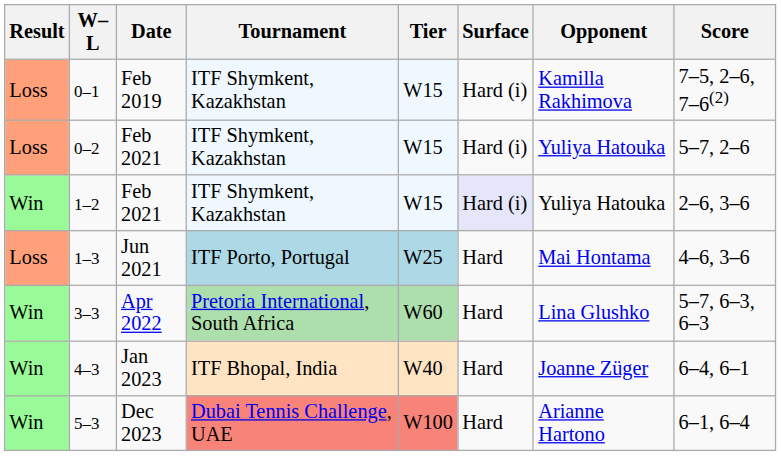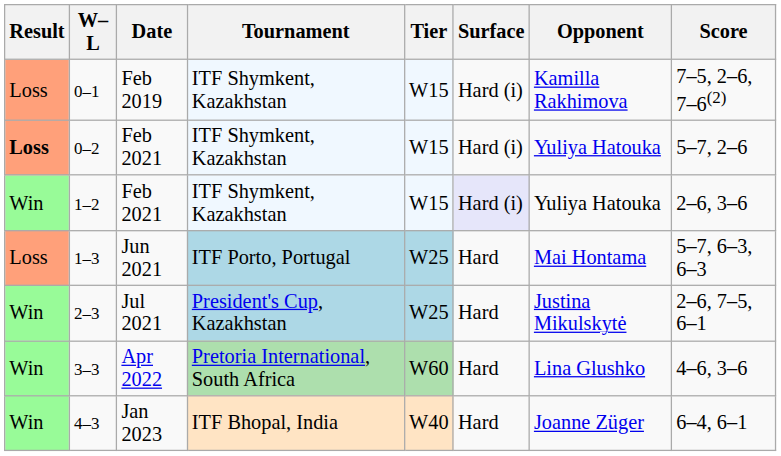(29, 147) normal -> (29, 147) bold
(714, 257) 4–6, 3–6 -> (714, 257) 5–7, 6–3, 6–3
+ row: (87, 314)
(717, 312) 5–7, 6–3, 6–3 -> (712, 368) 4–6, 3–6
- row: (87, 424)
